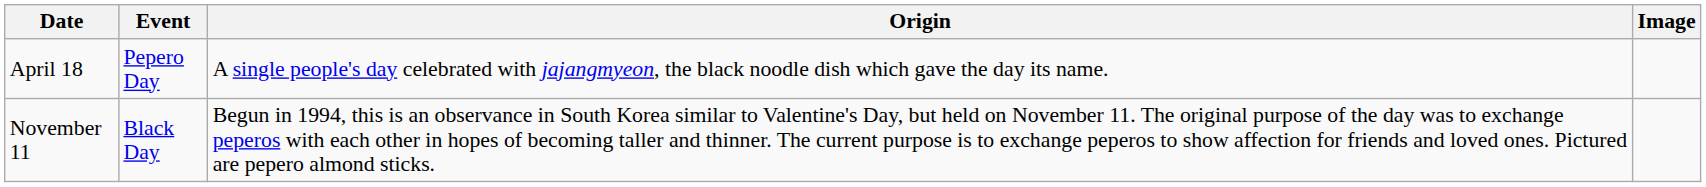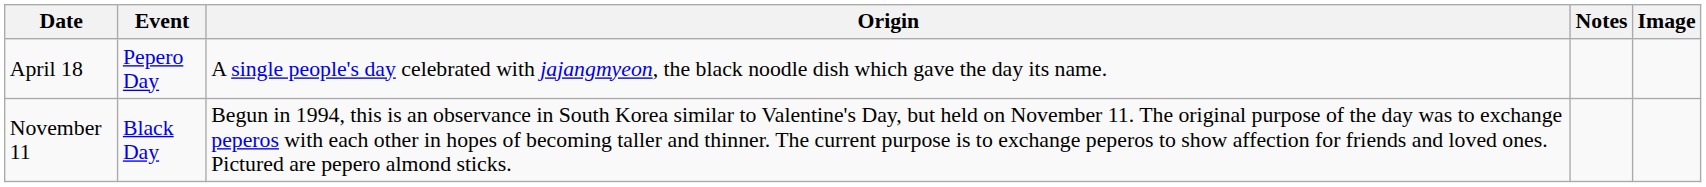+ column: (1602, 21)
